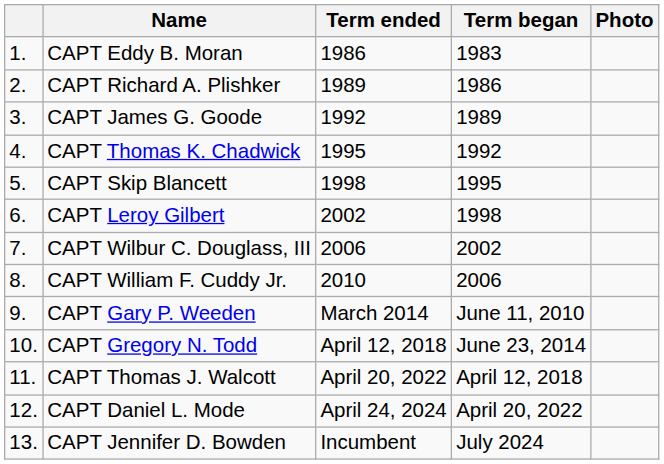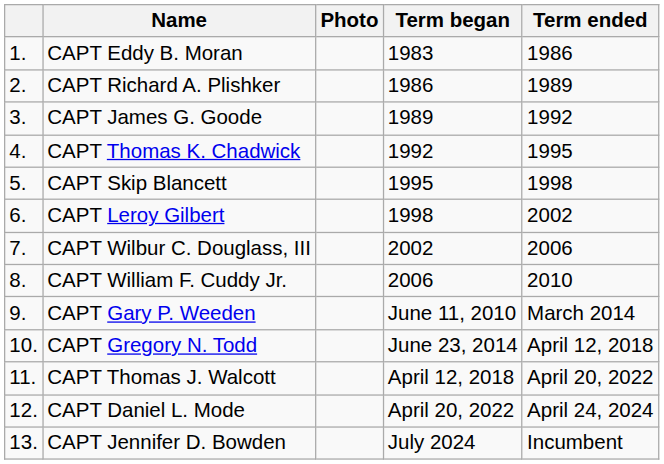columns swapped: (624, 20) <-> (384, 20)
